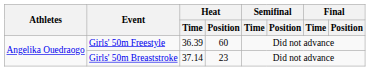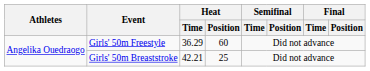(192, 43) 36.39 -> (192, 43) 36.29
(192, 58) 37.14 -> (192, 58) 42.21
(224, 58) 23 -> (224, 58) 25
